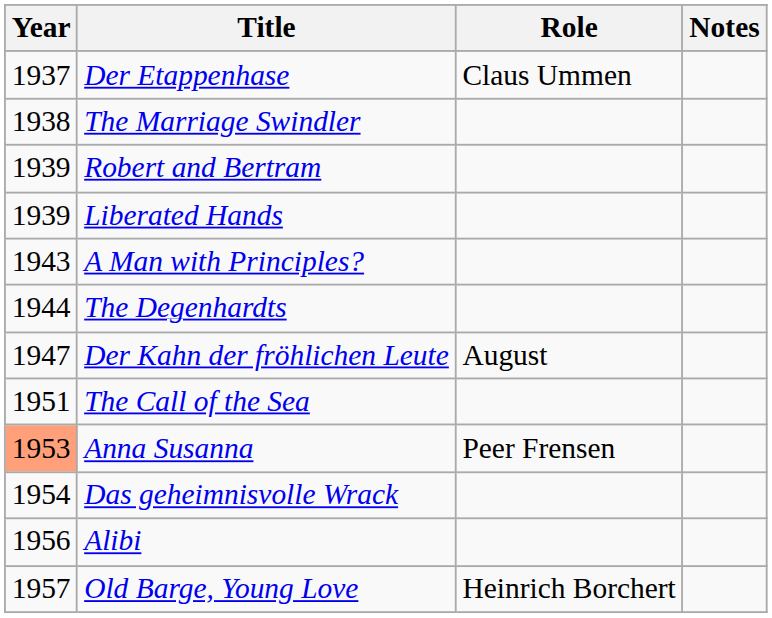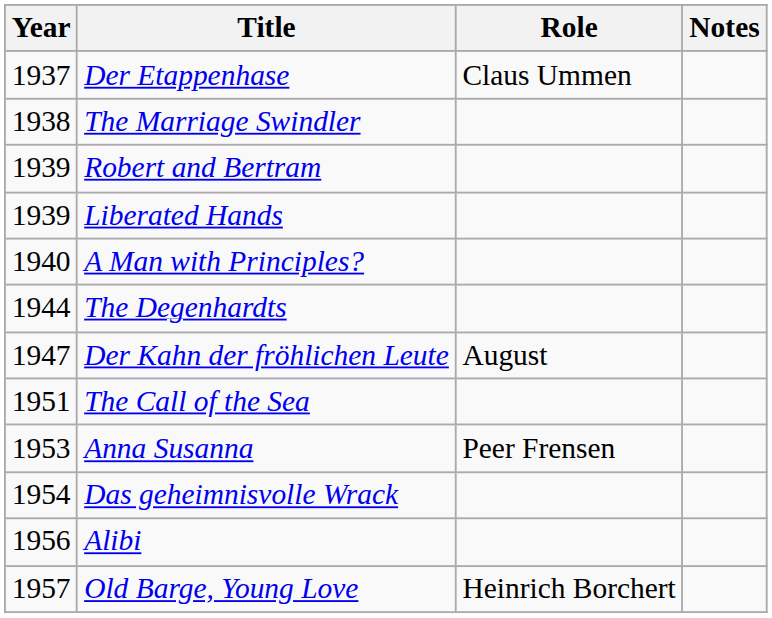(41, 261) 1943 -> (41, 261) 1940
(41, 448) lightsalmon background -> (41, 448) no background
